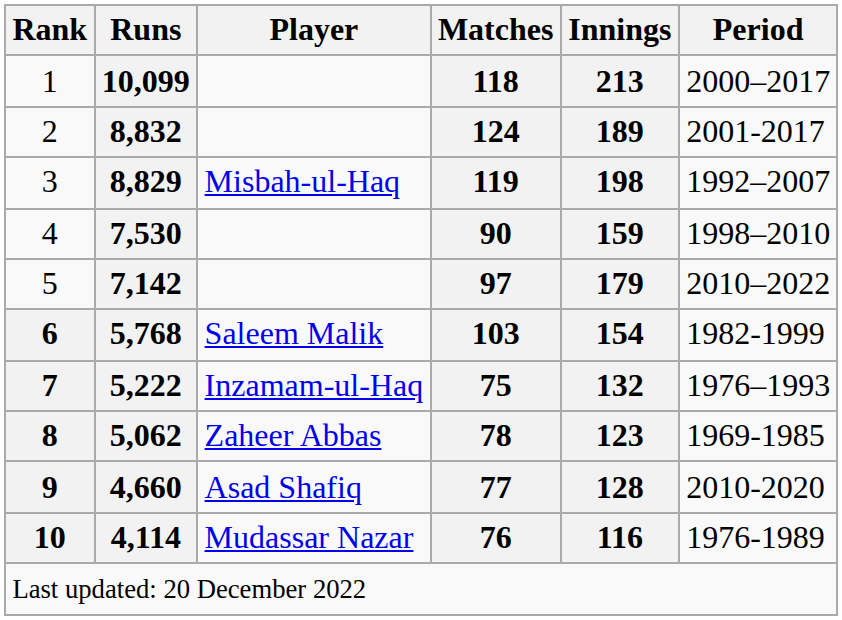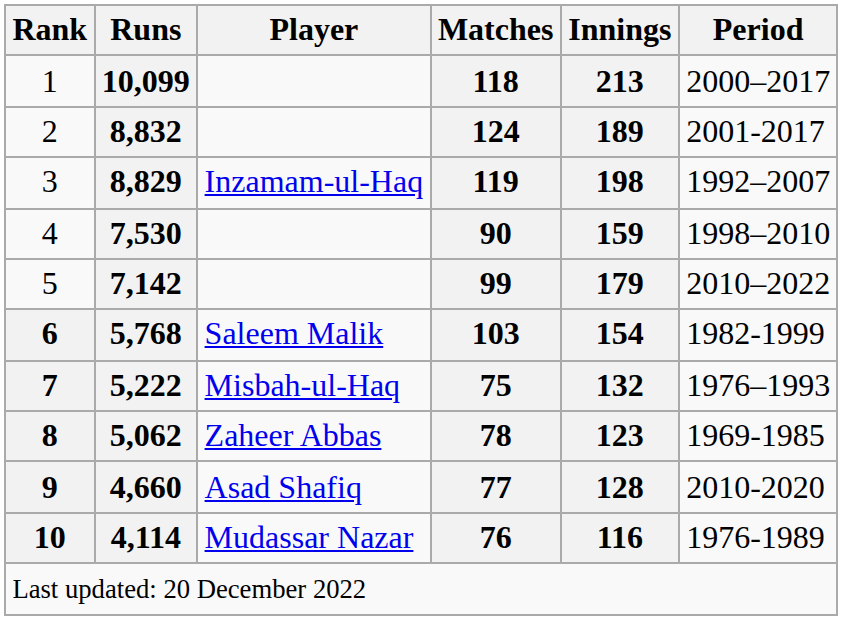(302, 182) Misbah-ul-Haq -> (314, 182) Inzamam-ul-Haq
(496, 283) 97 -> (496, 283) 99
(314, 385) Inzamam-ul-Haq -> (302, 385) Misbah-ul-Haq
